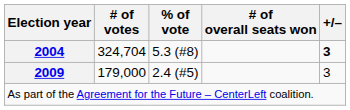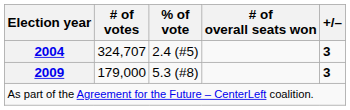(122, 51) 324,704 -> (122, 51) 324,707
(175, 51) 5.3 (#8) -> (175, 51) 2.4 (#5)
(175, 72) 2.4 (#5) -> (175, 72) 5.3 (#8)
(327, 72) normal -> (327, 72) bold
